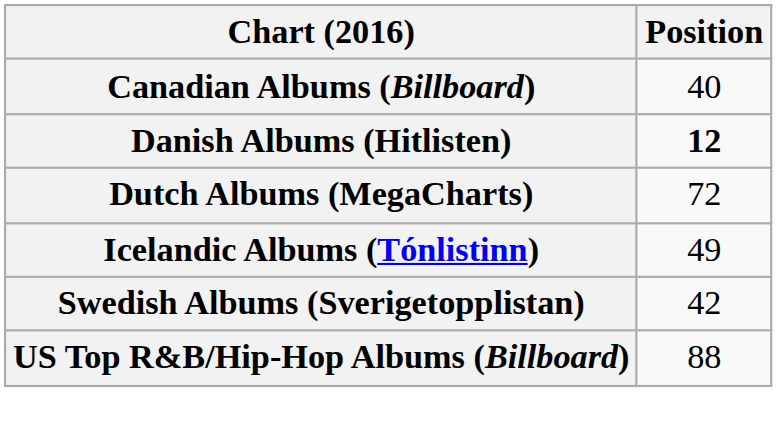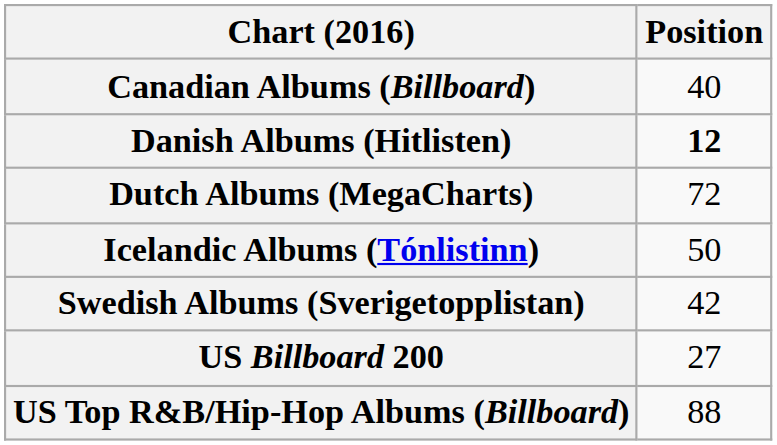(704, 248) 49 -> (704, 248) 50
+ row: (321, 357)
